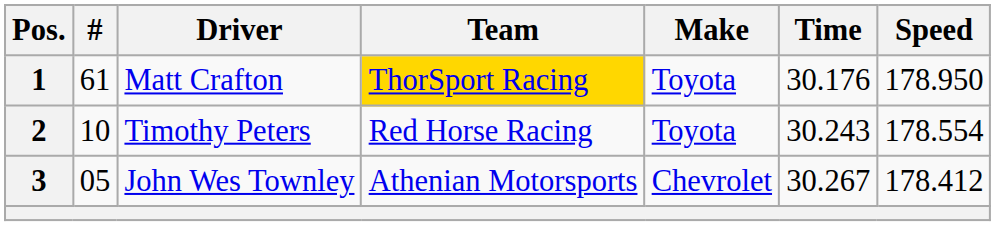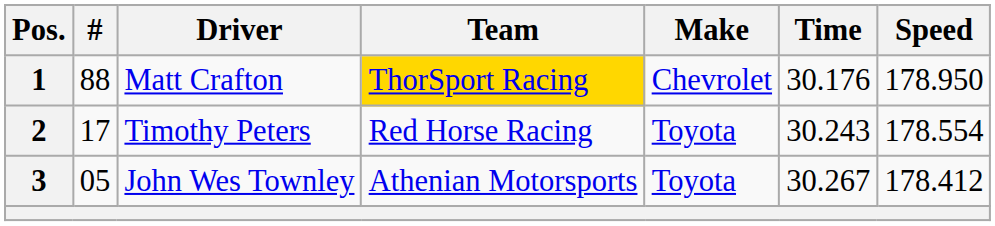(95, 80) 61 -> (95, 80) 88
(694, 80) Toyota -> (712, 80) Chevrolet
(95, 130) 10 -> (95, 130) 17
(712, 181) Chevrolet -> (694, 181) Toyota
